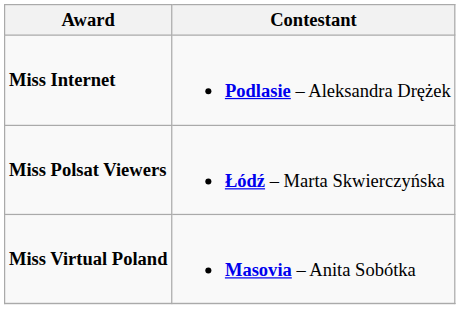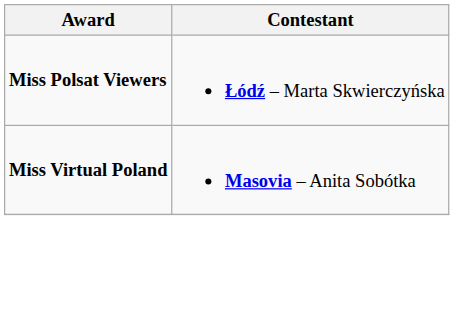- row: (62, 80)
